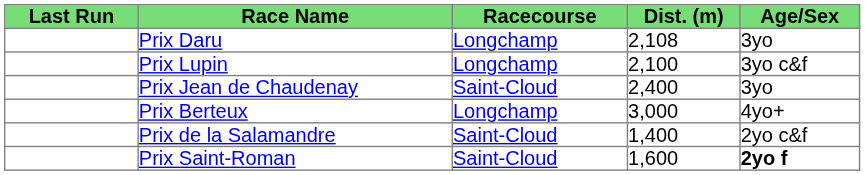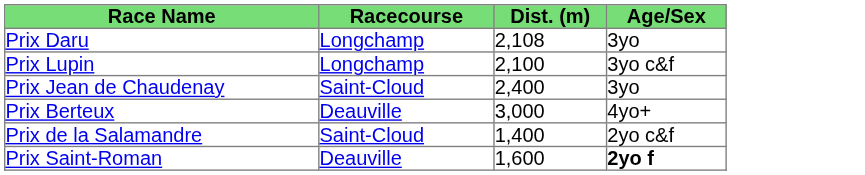- column: (71, 17)
(505, 111) Longchamp -> (361, 111) Deauville
(505, 158) Saint-Cloud -> (361, 158) Deauville
